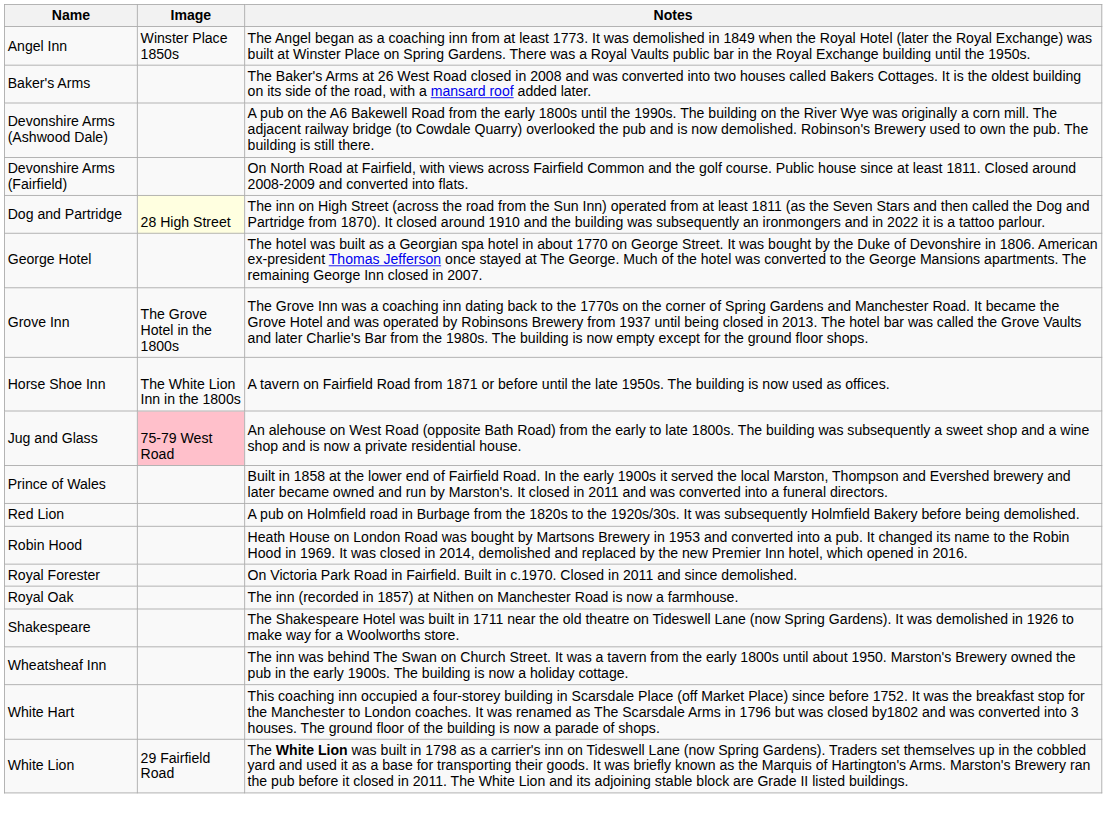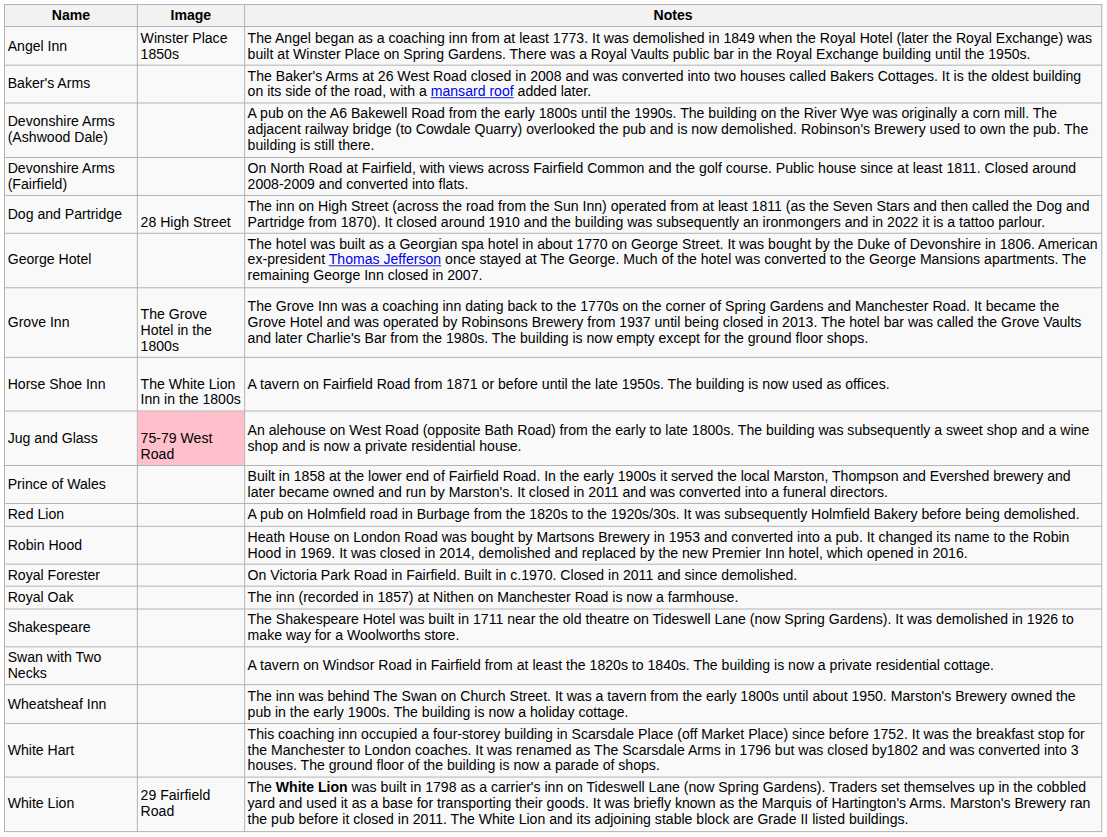(186, 222) lightyellow background -> (186, 222) no background
+ row: (55, 665)
